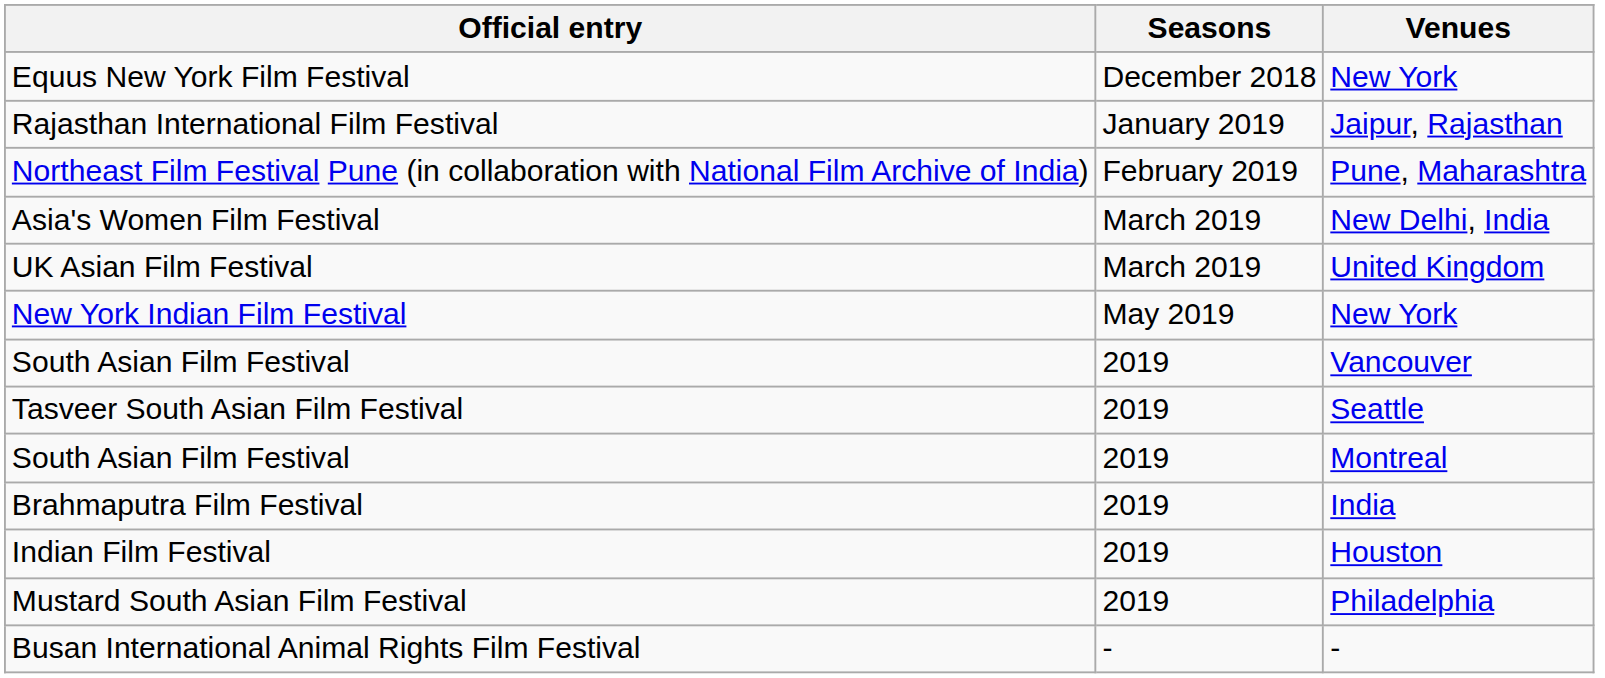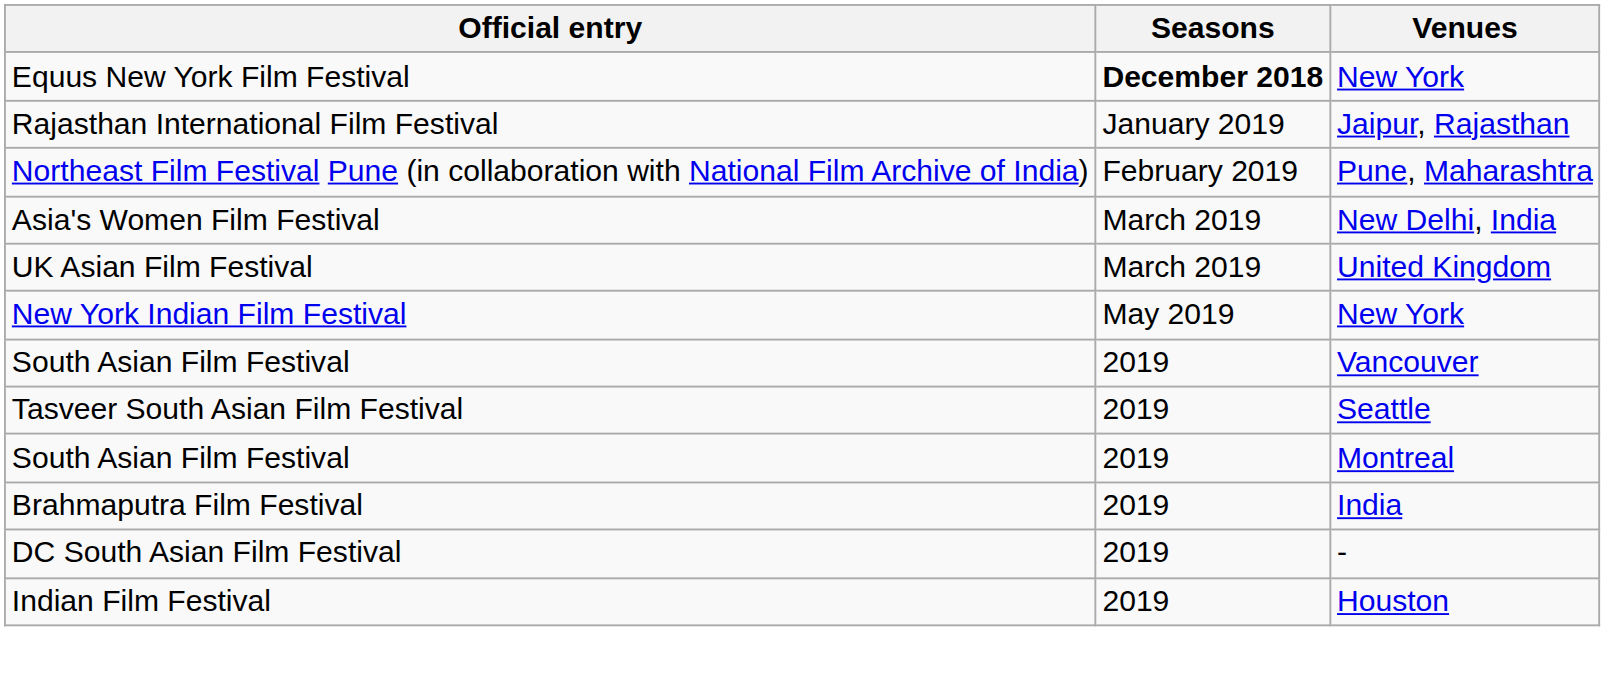(1209, 76) normal -> (1213, 76) bold
+ row: (207, 553)
- row: (239, 600)
- row: (326, 648)
